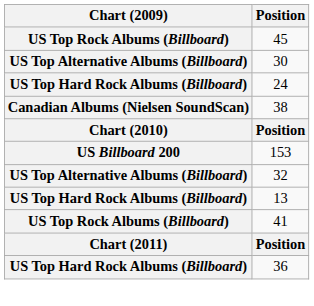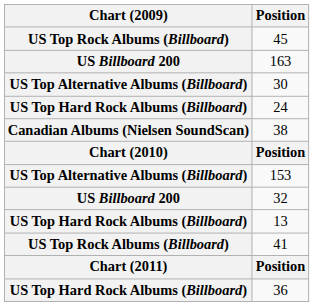+ row: (280, 61)
(128, 152) US Billboard 200 -> (128, 175) US Top Alternative Albums (Billboard)
(128, 175) US Top Alternative Albums (Billboard) -> (128, 198) US Billboard 200
